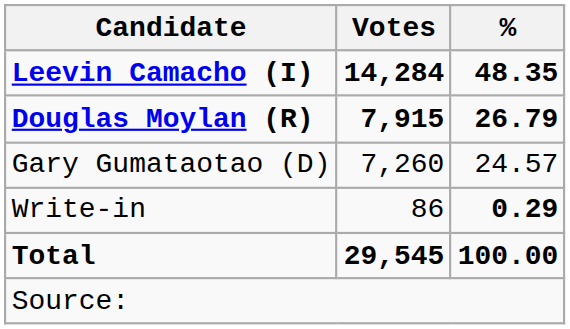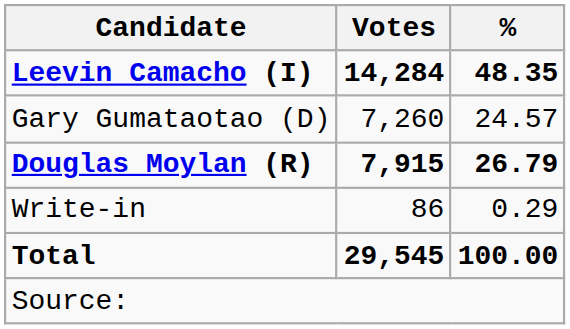rows swapped: (163, 119) <-> (171, 165)
(525, 210) bold -> (525, 210) normal
